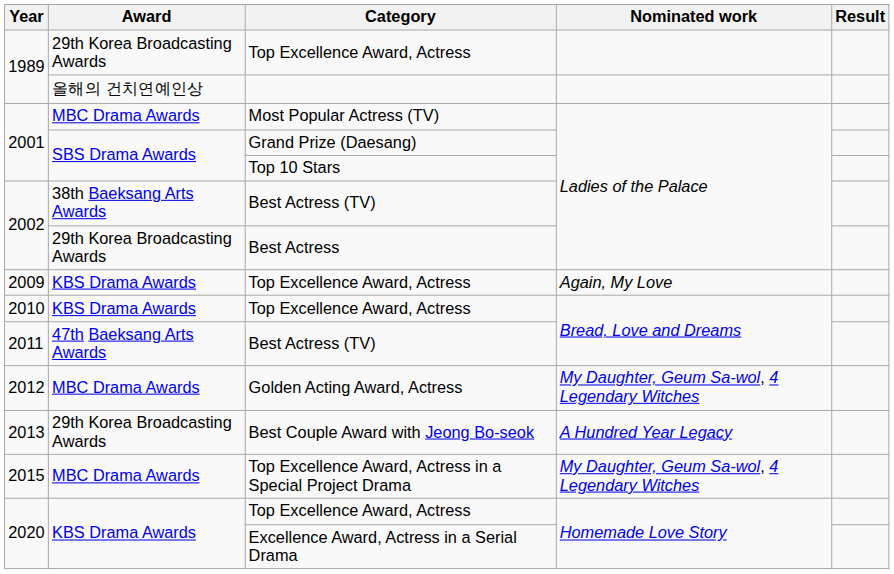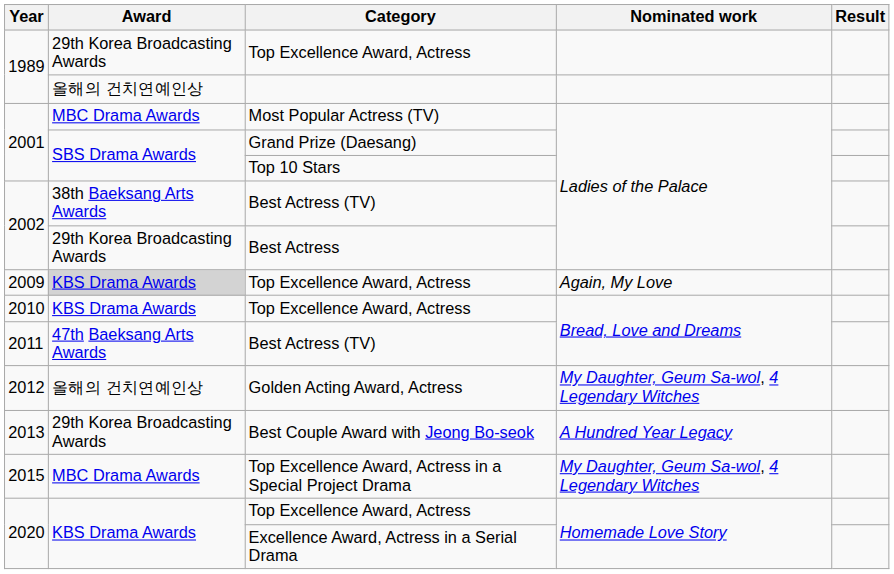(124, 282) no background -> (124, 282) lightgrey background
(126, 387) MBC Drama Awards -> (128, 387) 올해의 건치연예인상
